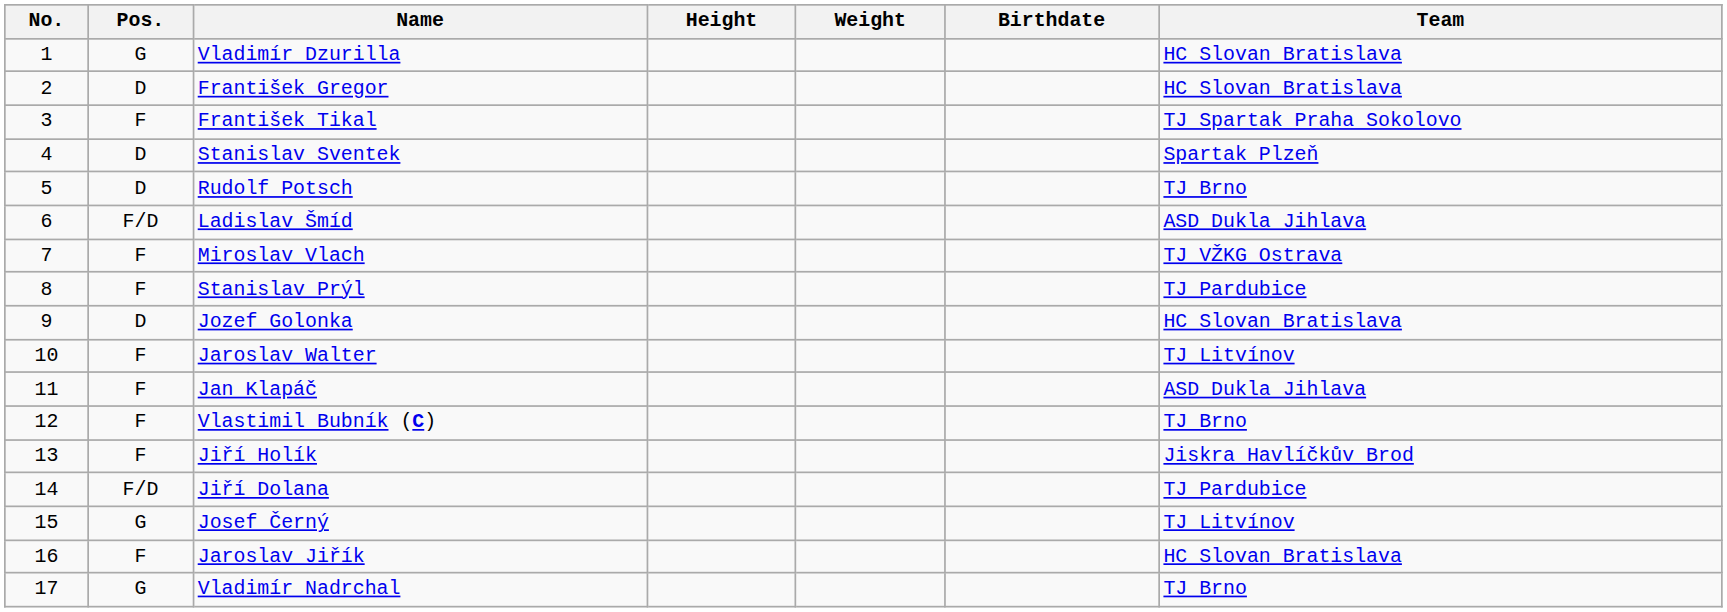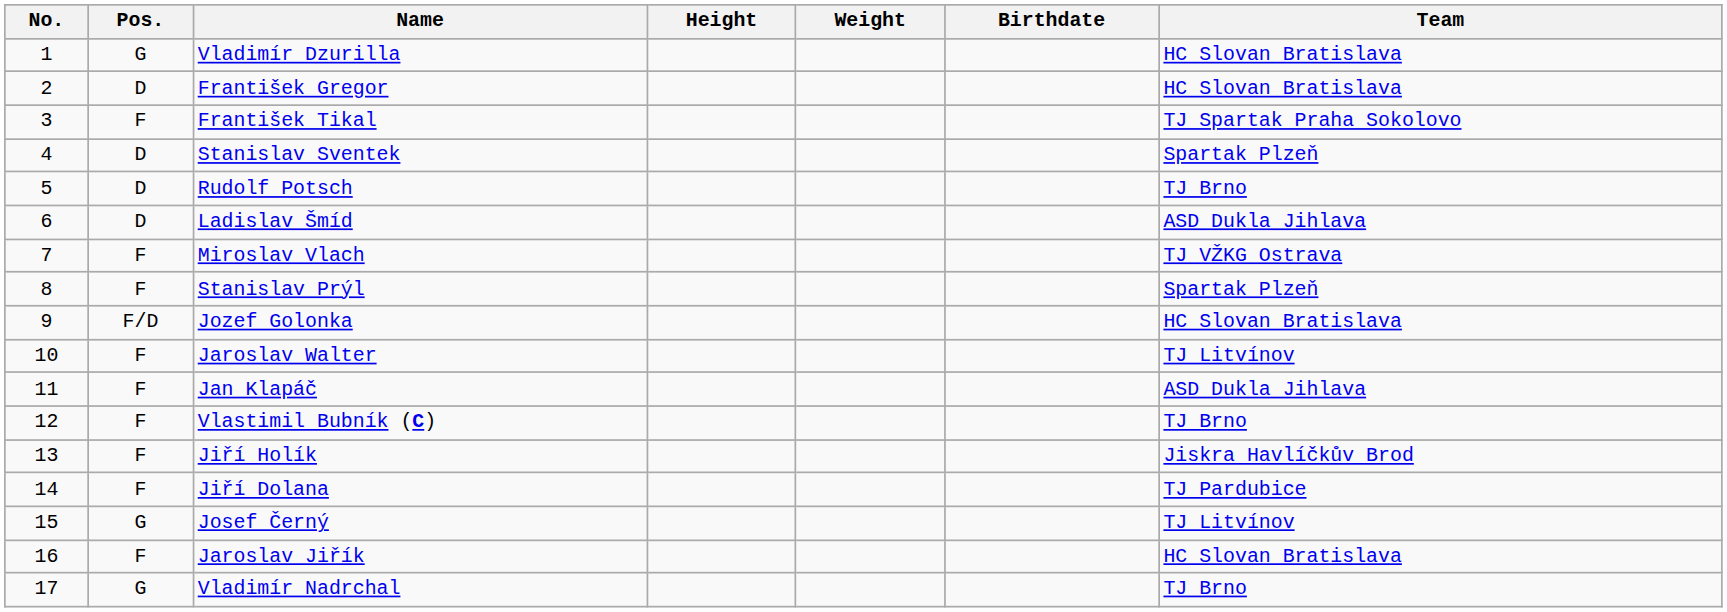(140, 222) F/D -> (140, 222) D
(1235, 289) TJ Pardubice -> (1241, 289) Spartak Plzeň
(140, 322) D -> (140, 322) F/D
(140, 489) F/D -> (140, 489) F
